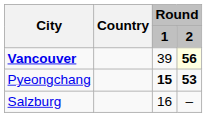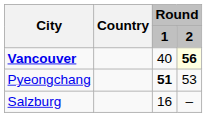(165, 58) 39 -> (165, 58) 40
(165, 79) 15 -> (165, 79) 51
(189, 79) bold -> (189, 79) normal
